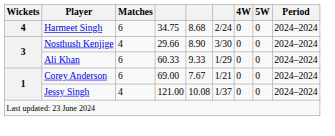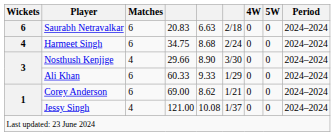+ row: (84, 28)
(197, 76) 7.67 -> (207, 92) 8.62
